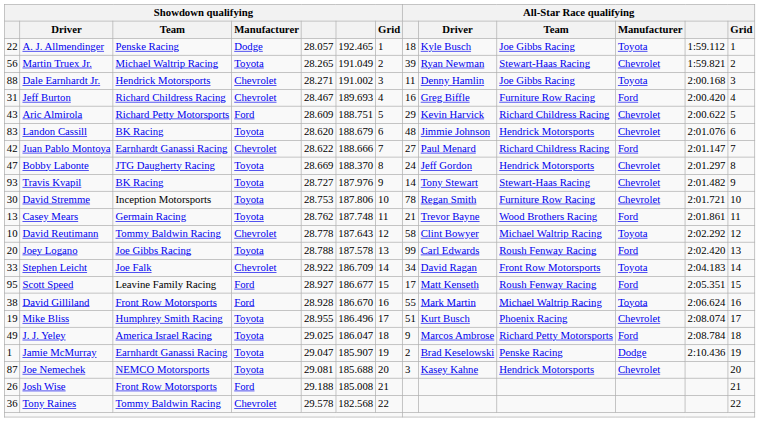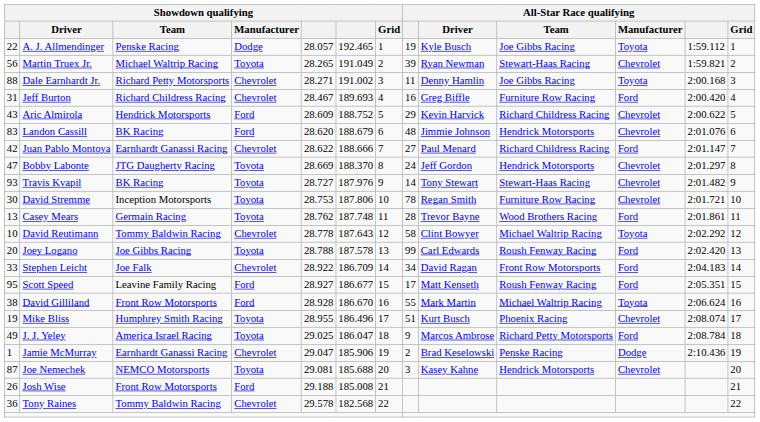(410, 47) 18 -> (410, 47) 19
(163, 81) Hendrick Motorsports -> (172, 81) Richard Petty Motorsports
(172, 115) Richard Petty Motorsports -> (163, 115) Hendrick Motorsports
(356, 115) 188.751 -> (356, 115) 188.752
(249, 132) Toyota -> (244, 132) Ford
(410, 217) 21 -> (410, 217) 28
(633, 268) Toyota -> (628, 268) Ford
(249, 353) Toyota -> (255, 353) Chevrolet
(356, 353) 185.907 -> (356, 353) 185.906
